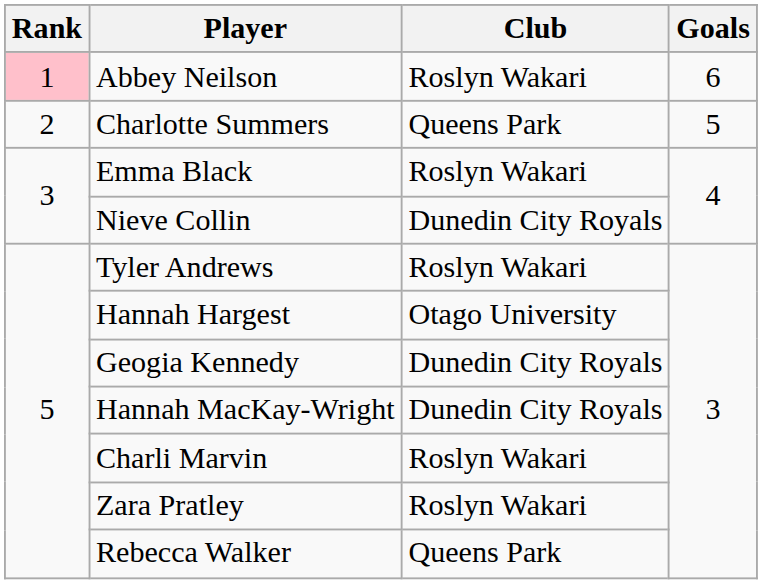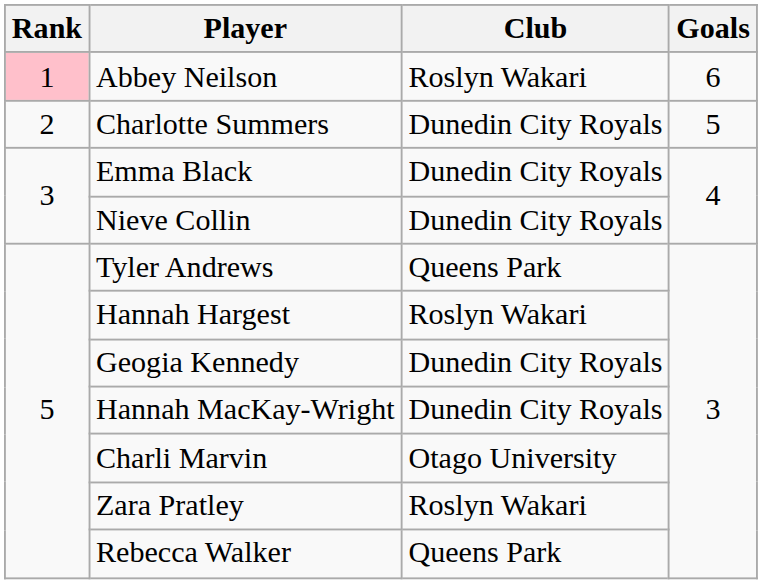(485, 123) Queens Park -> (535, 123) Dunedin City Royals
(498, 171) Roslyn Wakari -> (535, 171) Dunedin City Royals
(498, 266) Roslyn Wakari -> (485, 266) Queens Park
(513, 314) Otago University -> (498, 314) Roslyn Wakari
(498, 457) Roslyn Wakari -> (513, 457) Otago University
